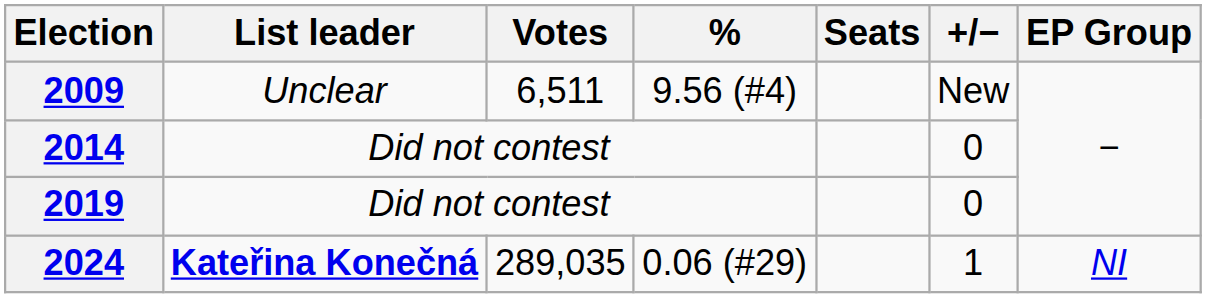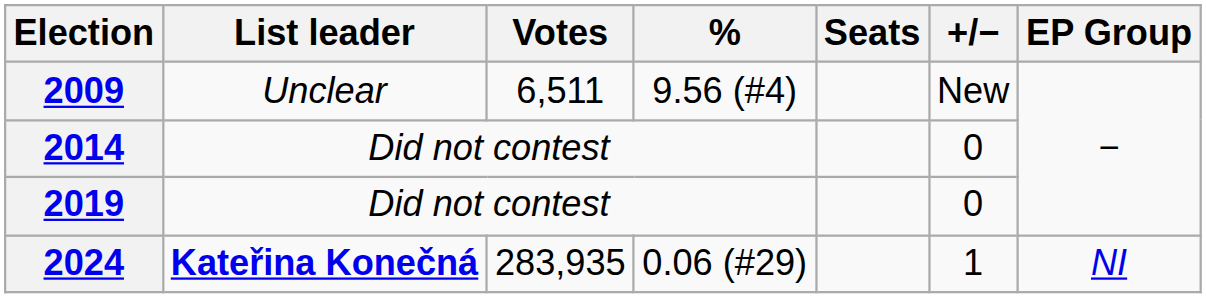(560, 262) 289,035 -> (560, 262) 283,935
